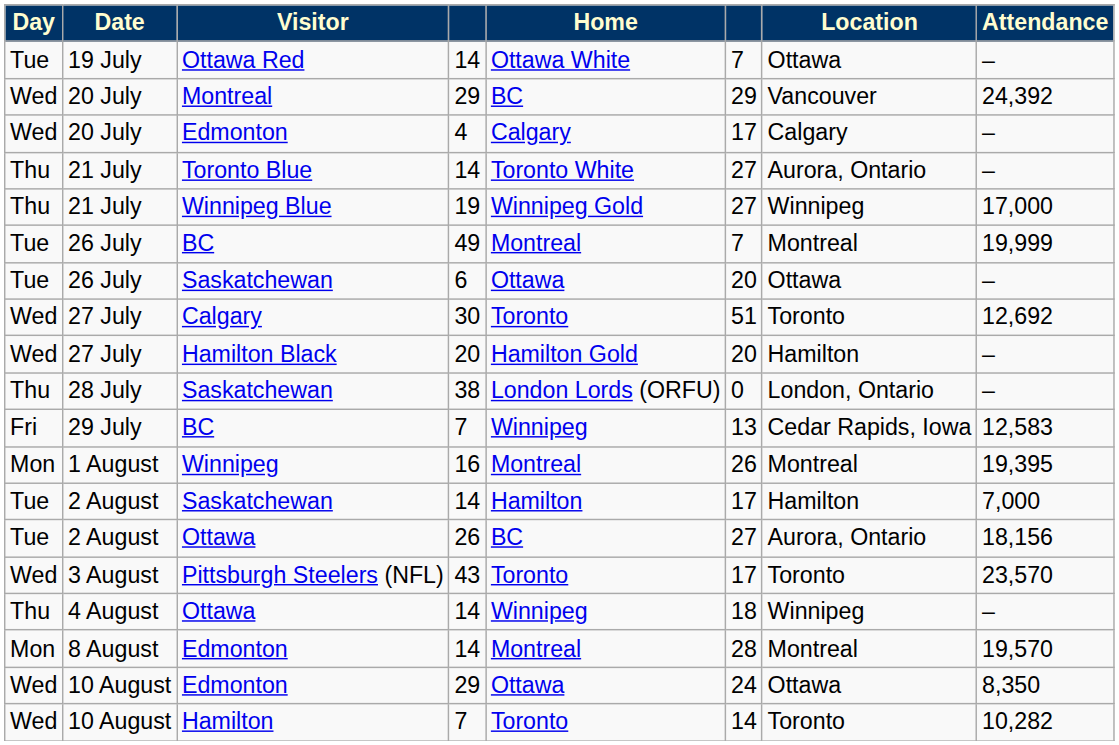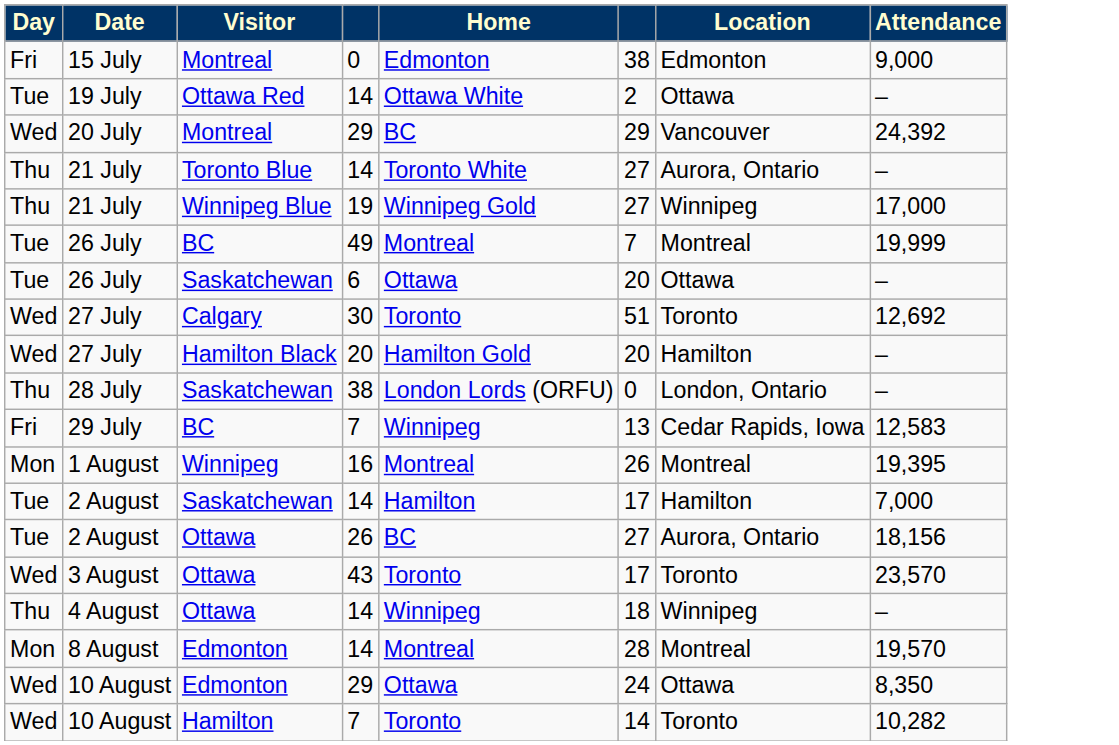+ row: (105, 59)
(738, 59) 7 -> (631, 96) 2
- row: (105, 133)
(313, 574) Pittsburgh Steelers (NFL) -> (219, 574) Ottawa
